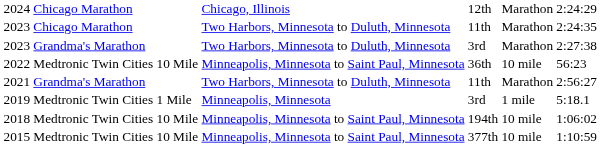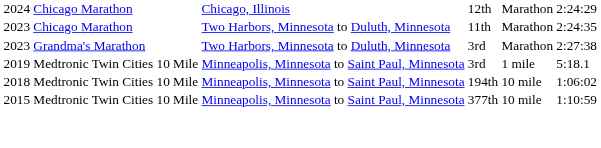- row: (17, 63)
- row: (17, 82)
(112, 100) Medtronic Twin Cities 1 Mile -> (116, 63) Medtronic Twin Cities 10 Mile
(266, 100) Minneapolis, Minnesota -> (333, 63) Minneapolis, Minnesota to Saint Paul, Minnesota
